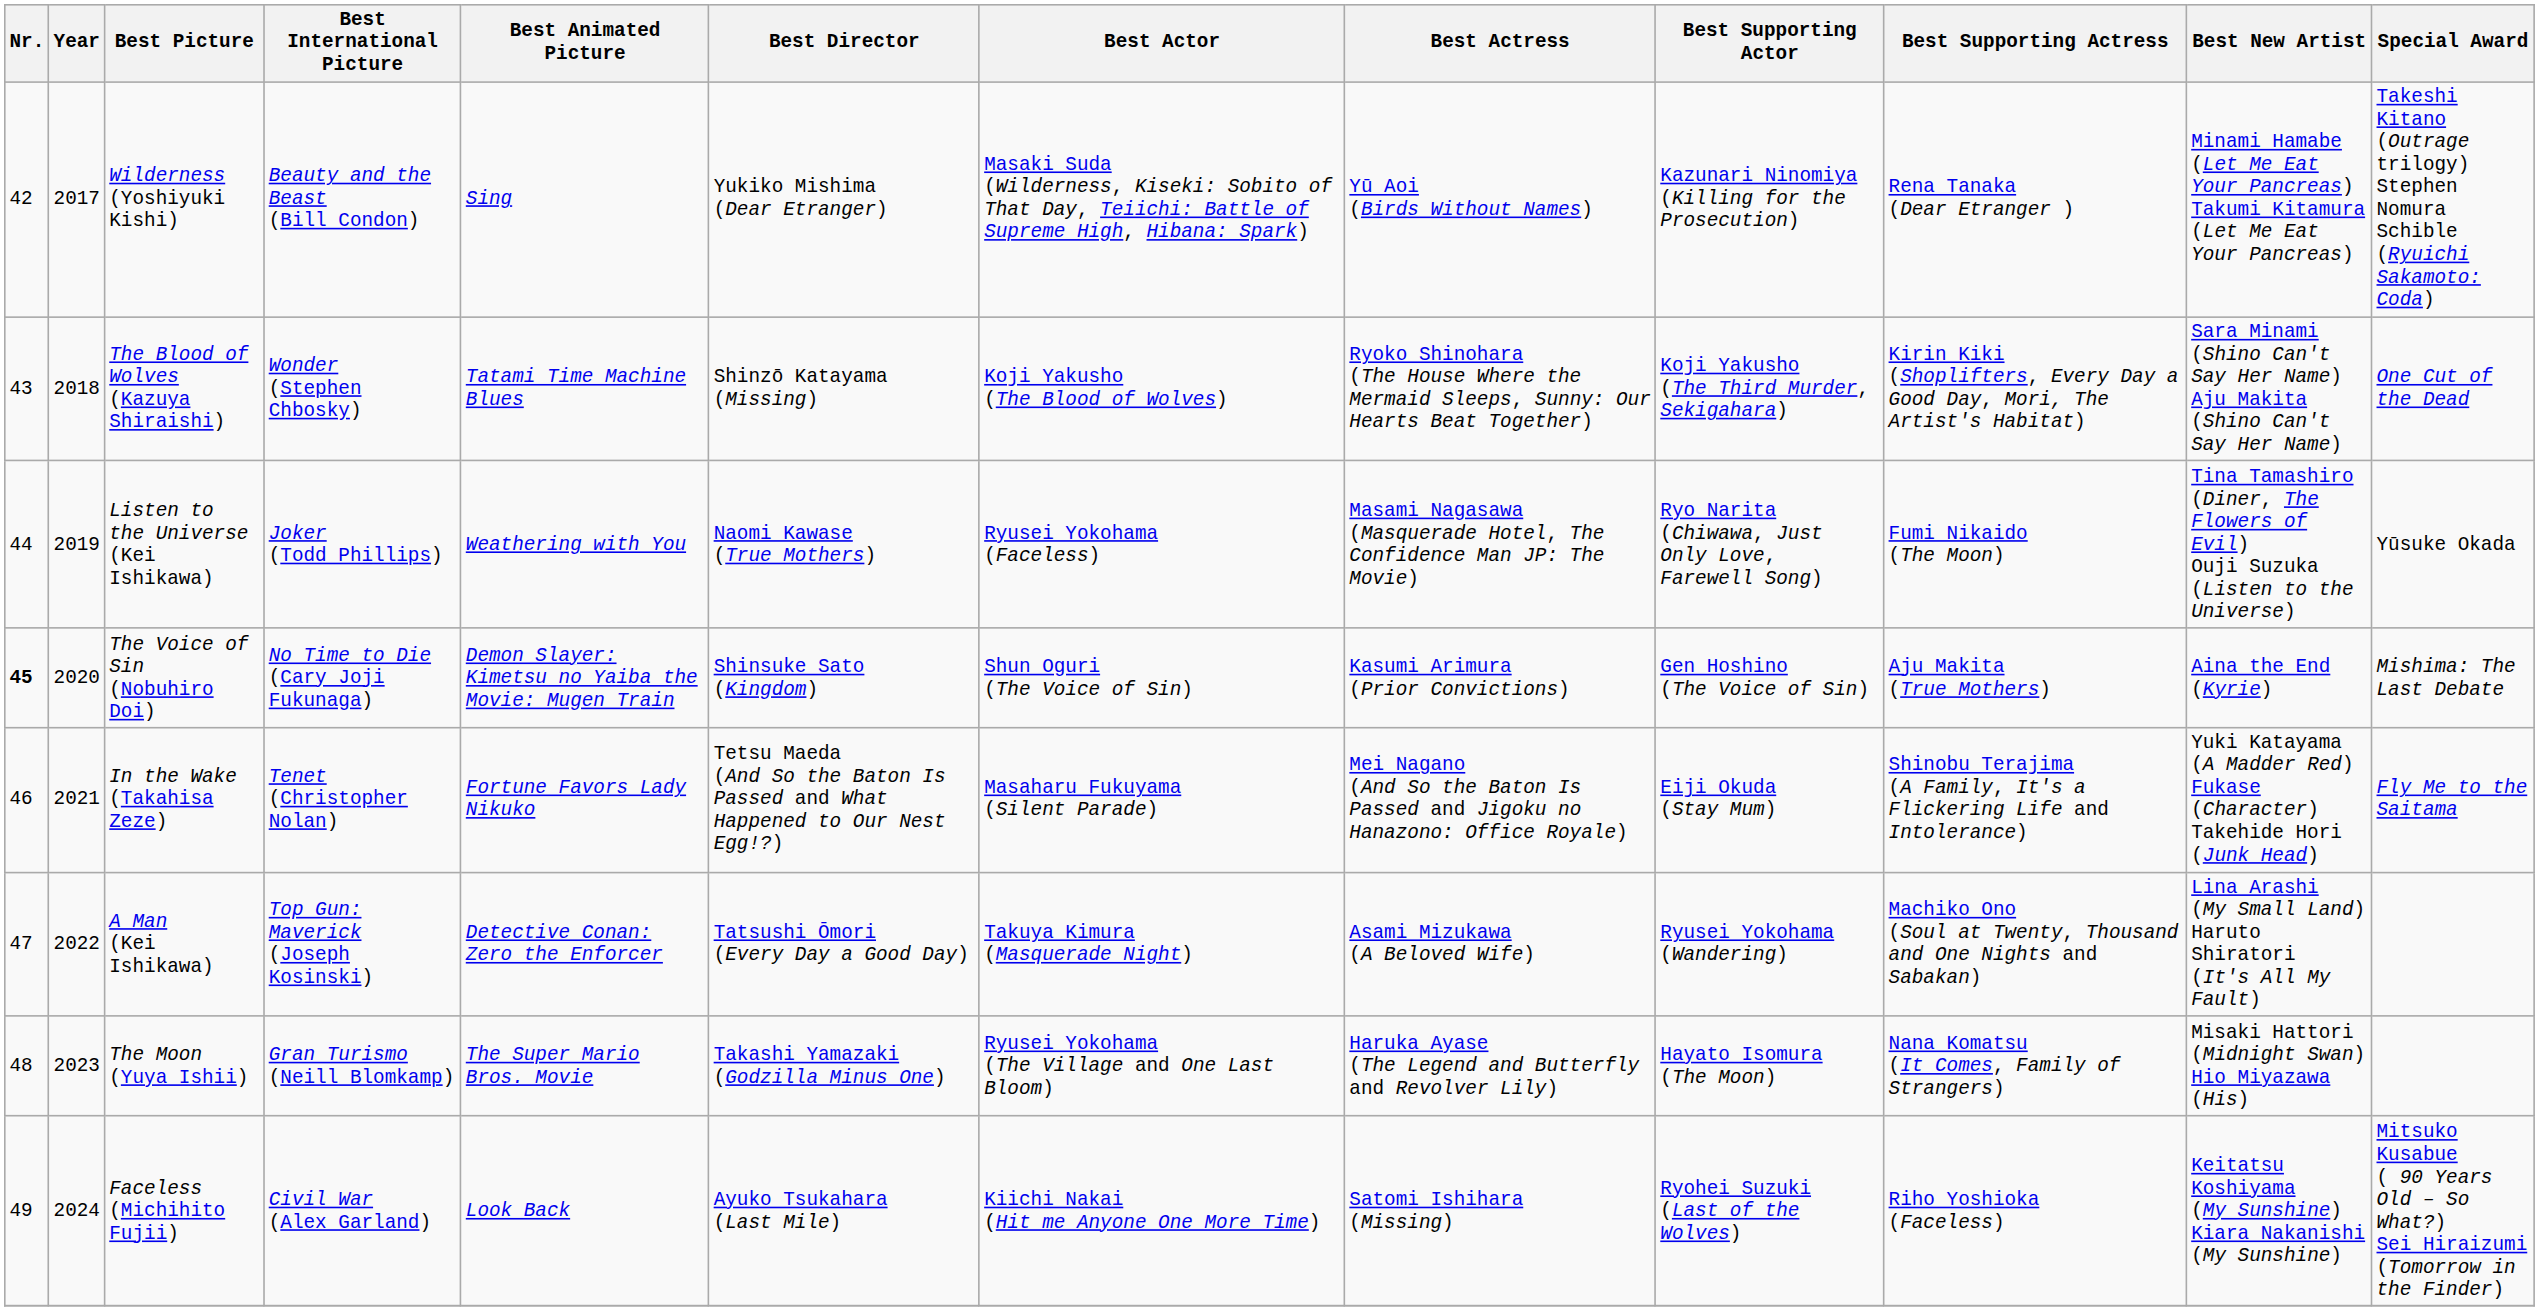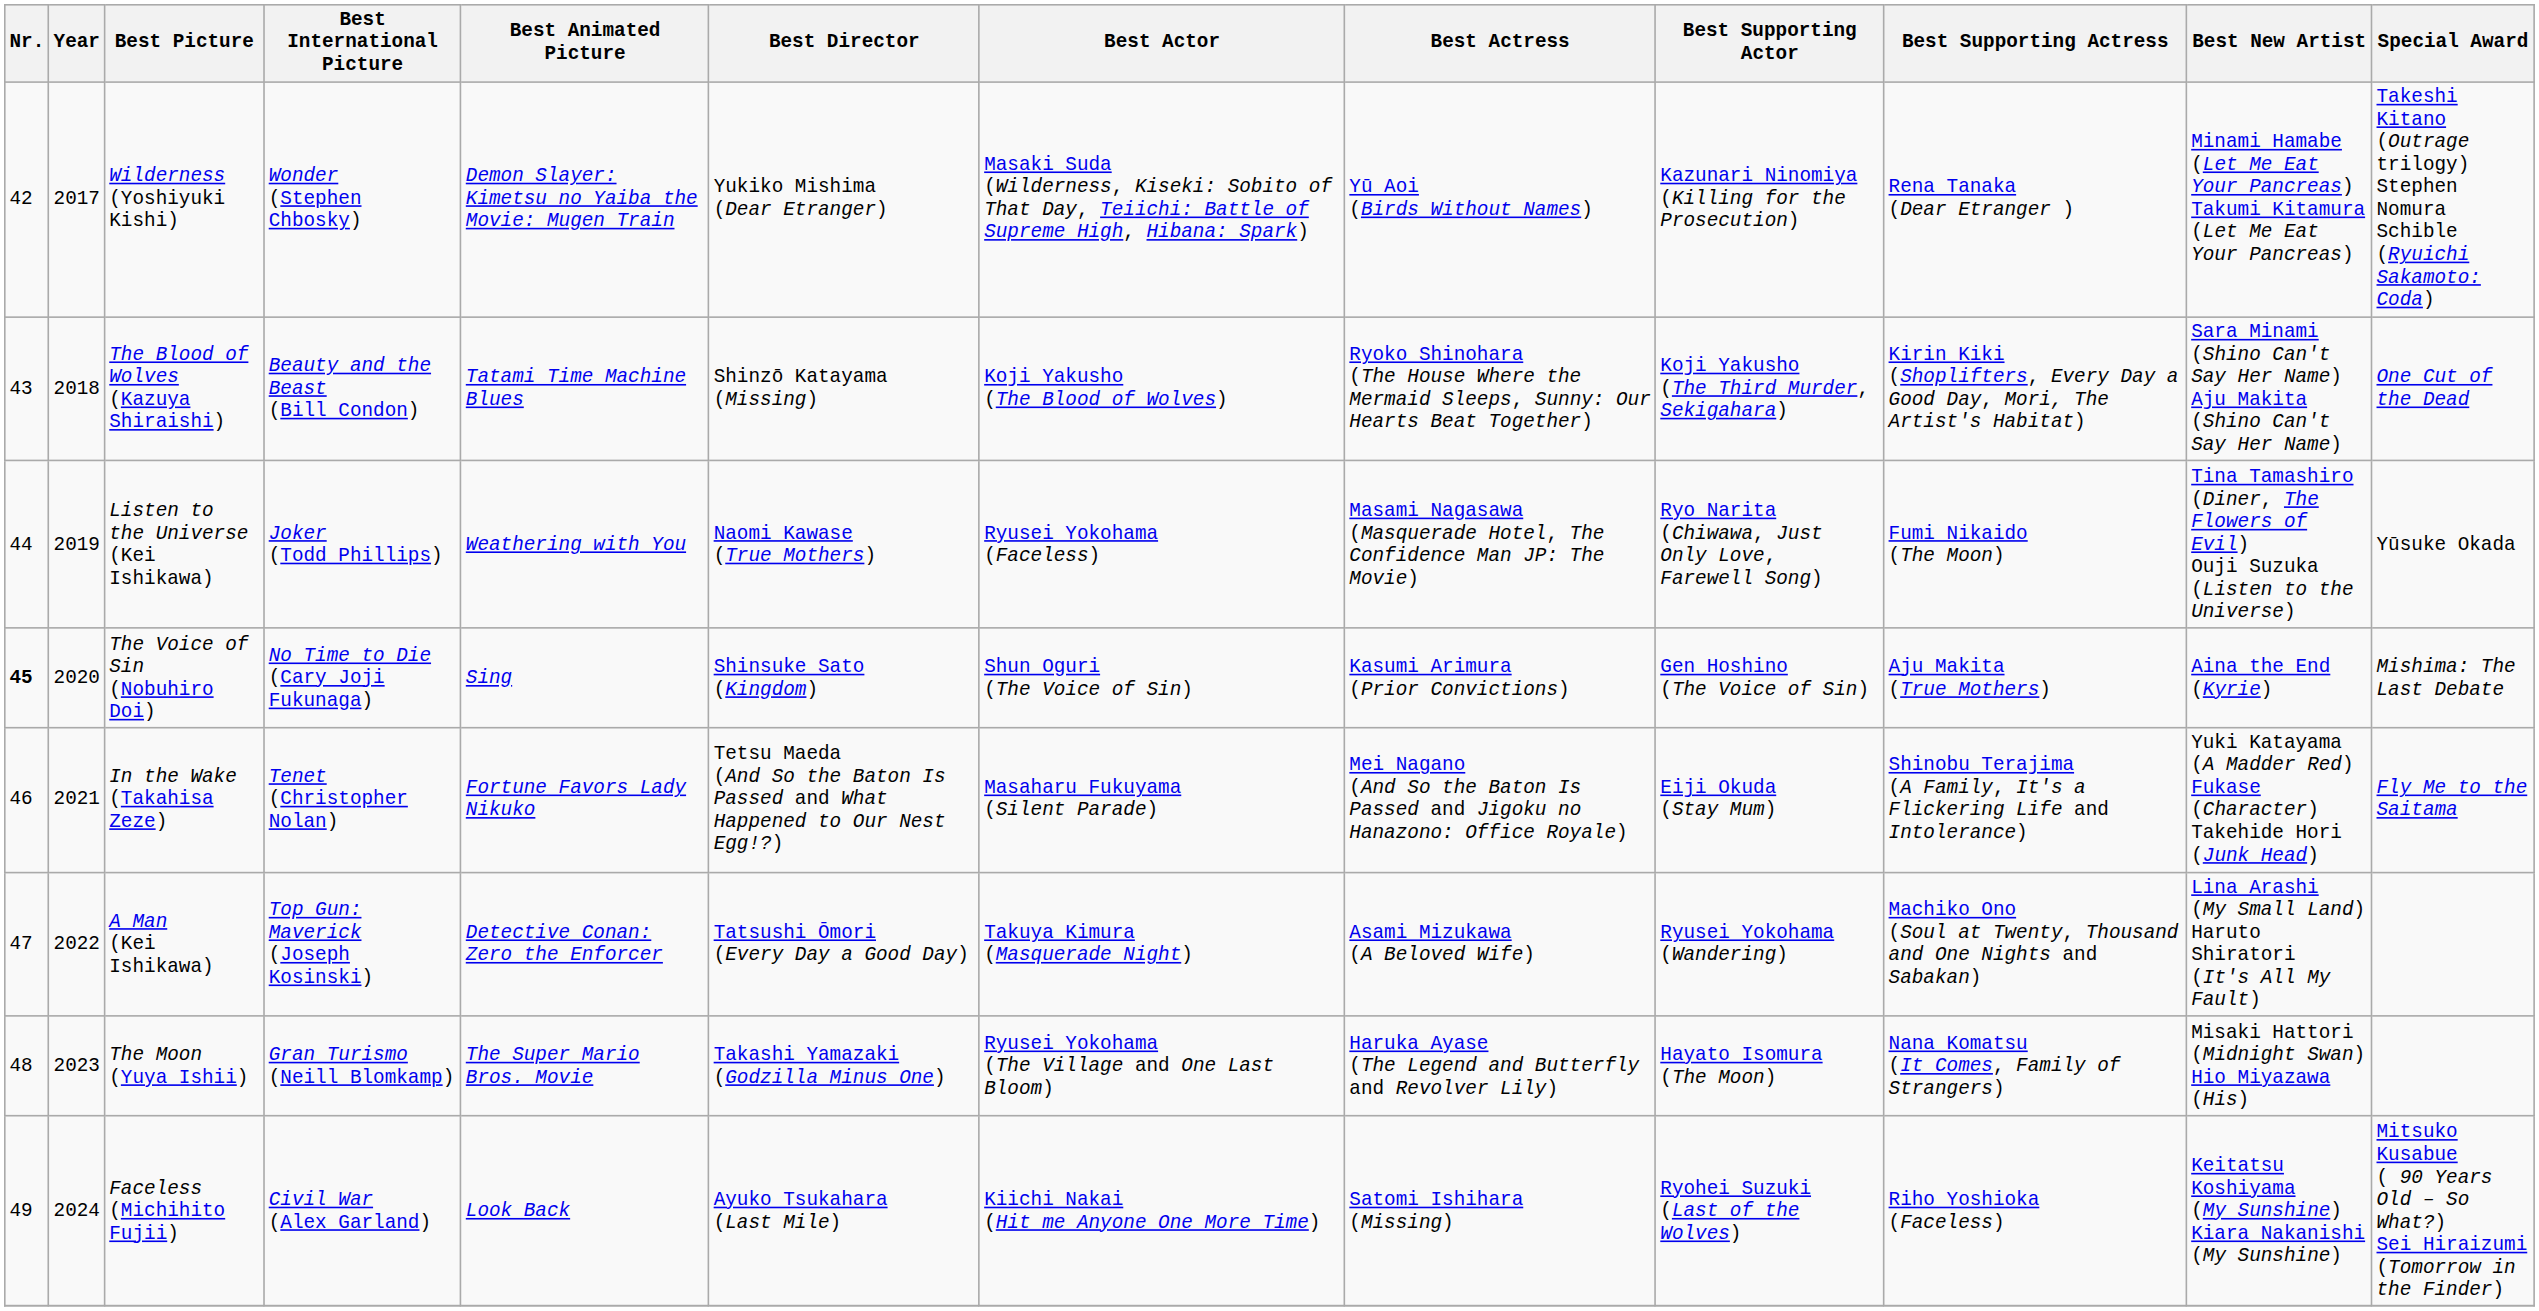(350, 199) Beauty and the Beast (Bill Condon) -> (315, 199) Wonder (Stephen Chbosky)
(489, 199) Sing -> (582, 199) Demon Slayer: Kimetsu no Yaiba the Movie: Mugen Train
(315, 389) Wonder (Stephen Chbosky) -> (350, 389) Beauty and the Beast (Bill Condon)
(582, 678) Demon Slayer: Kimetsu no Yaiba the Movie: Mugen Train -> (489, 678) Sing
